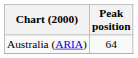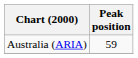(111, 44) 64 -> (111, 44) 59
